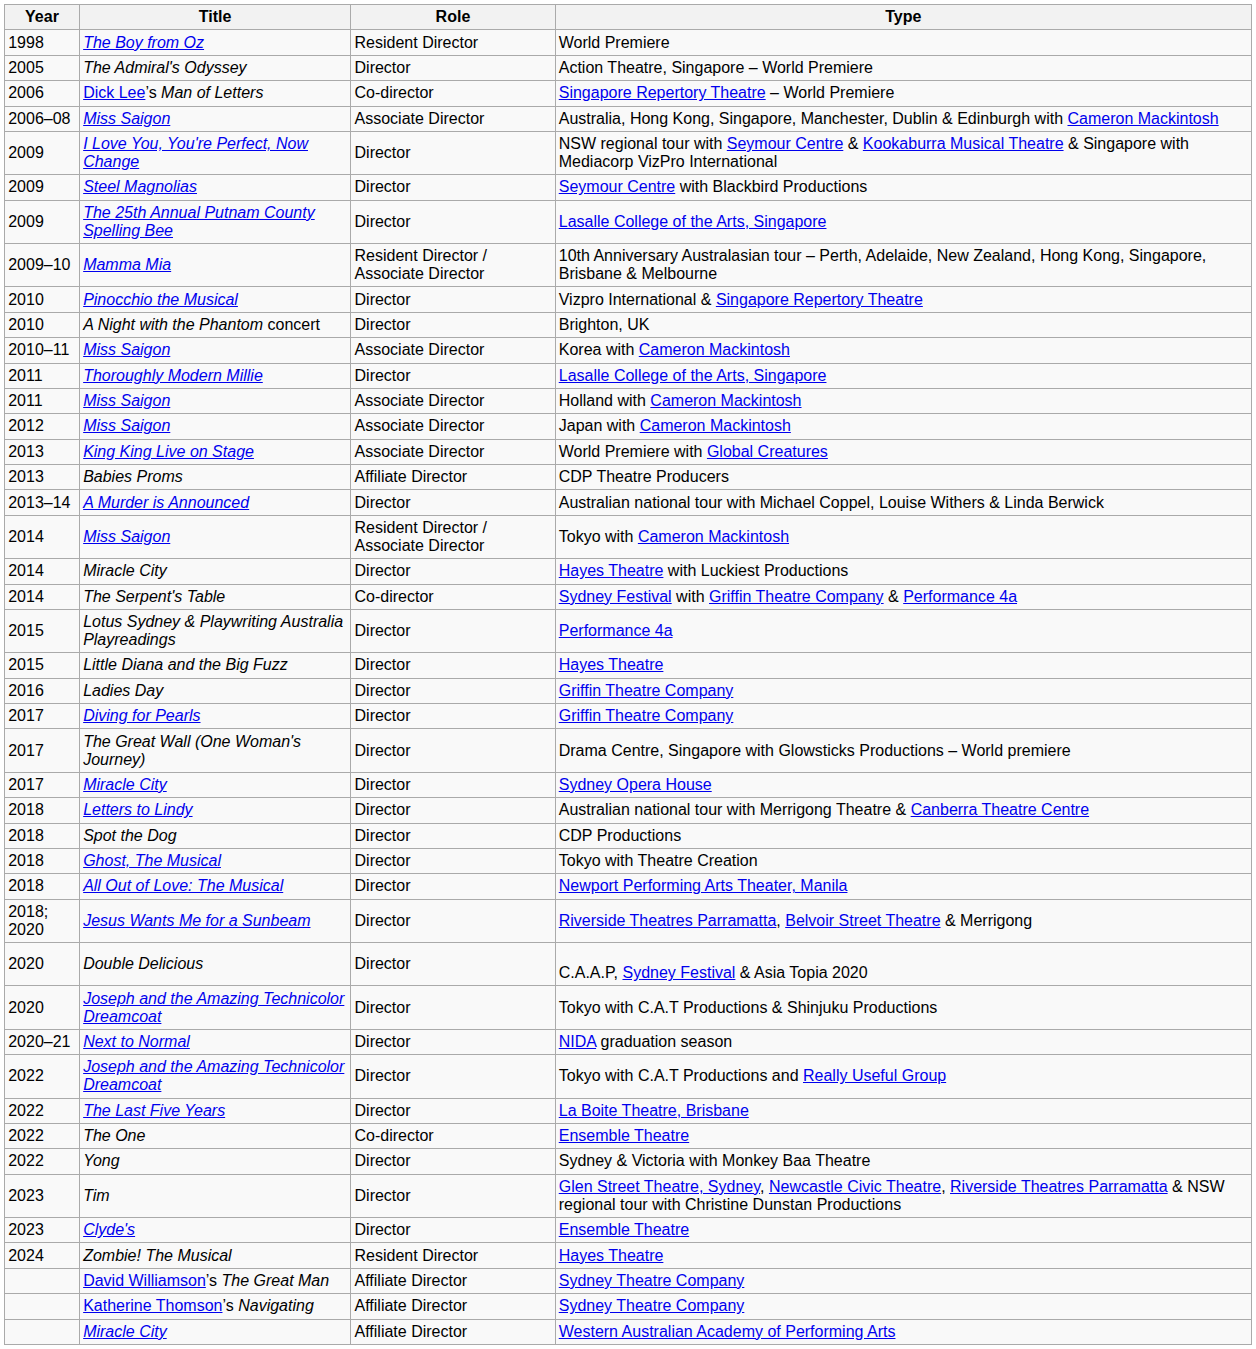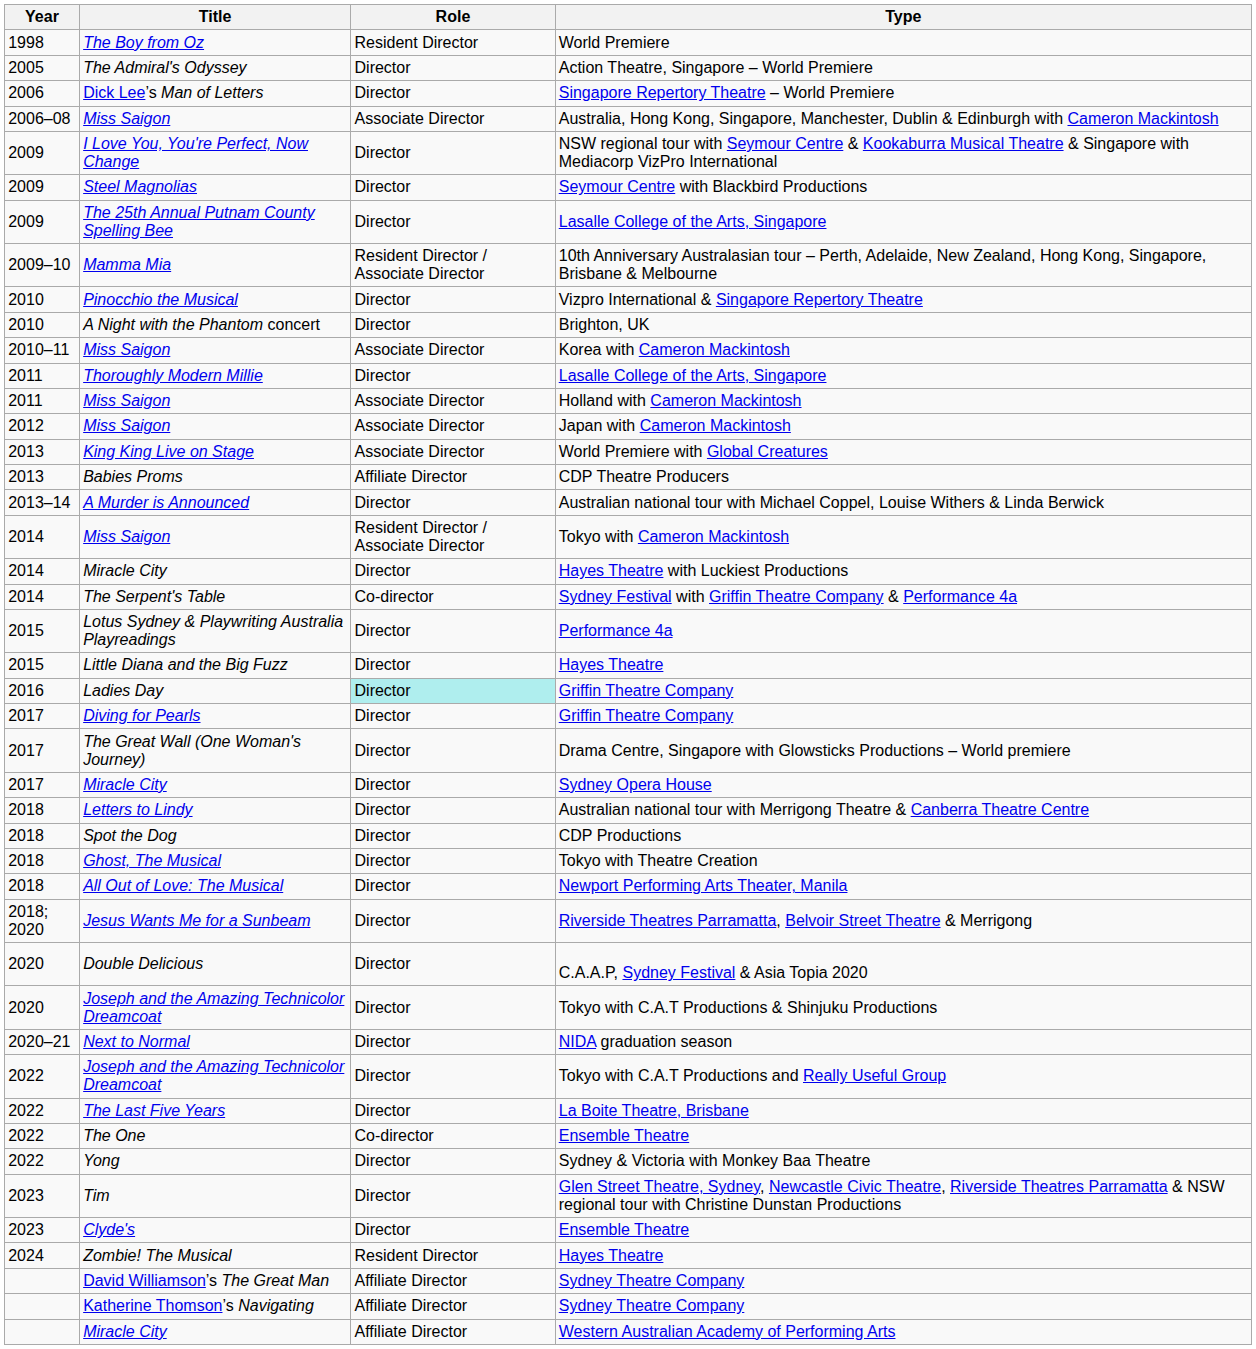(394, 93) Co-director -> (383, 93) Director
(383, 690) no background -> (383, 690) paleturquoise background
